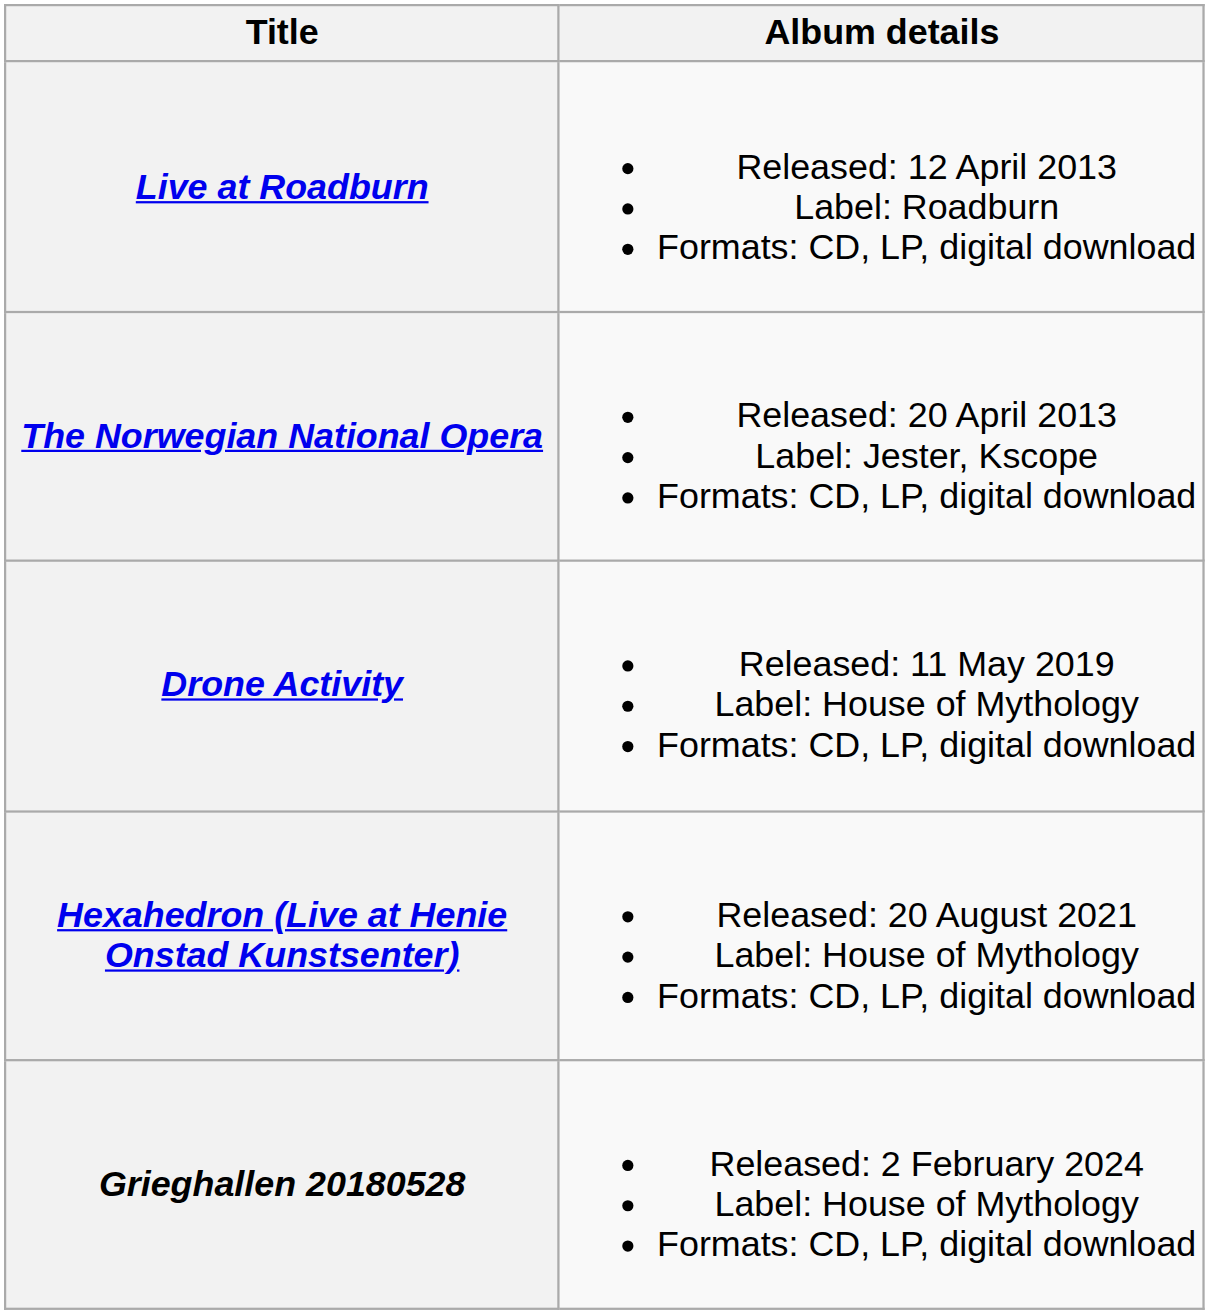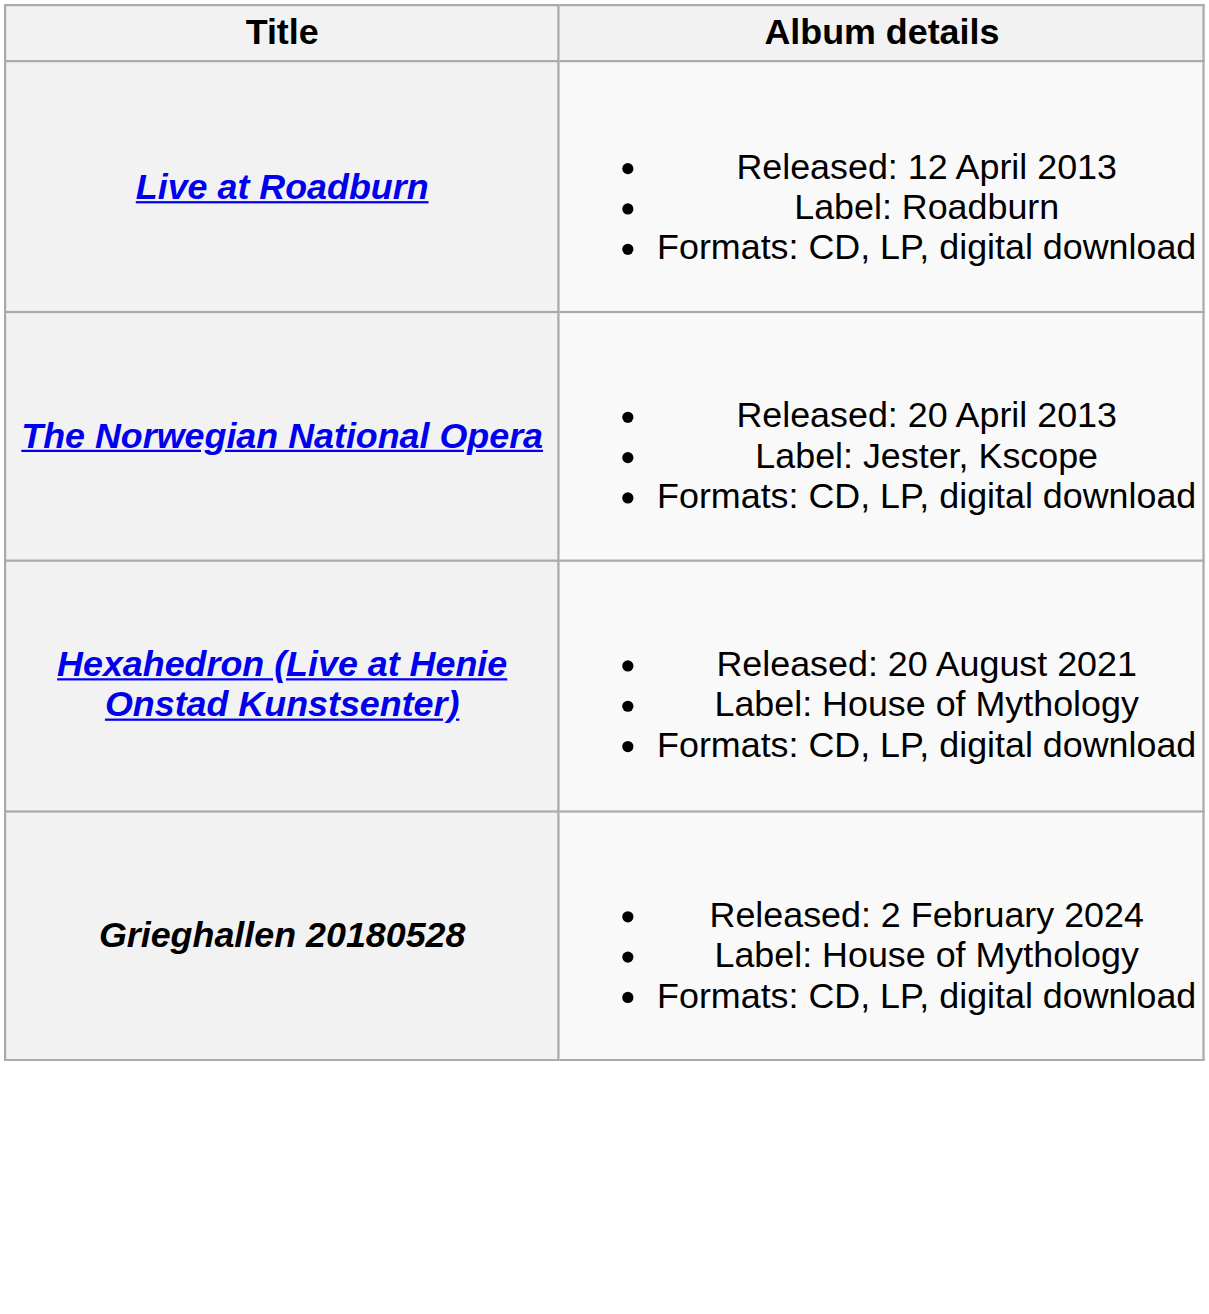- row: (282, 685)
